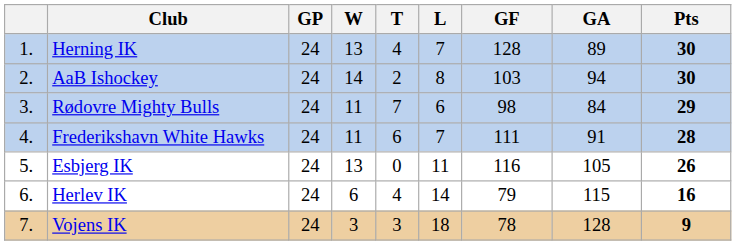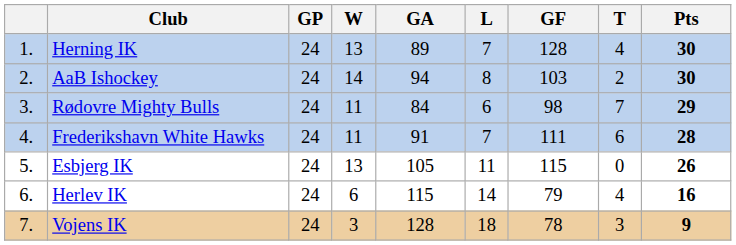columns swapped: (397, 19) <-> (597, 19)
(507, 166) 116 -> (553, 166) 115
